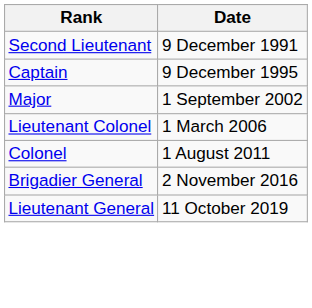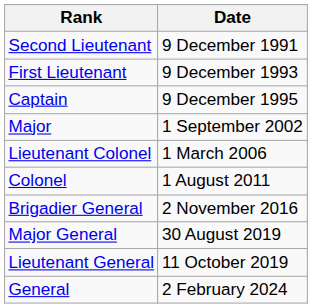+ row: (67, 72)
+ row: (63, 235)
+ row: (39, 289)
